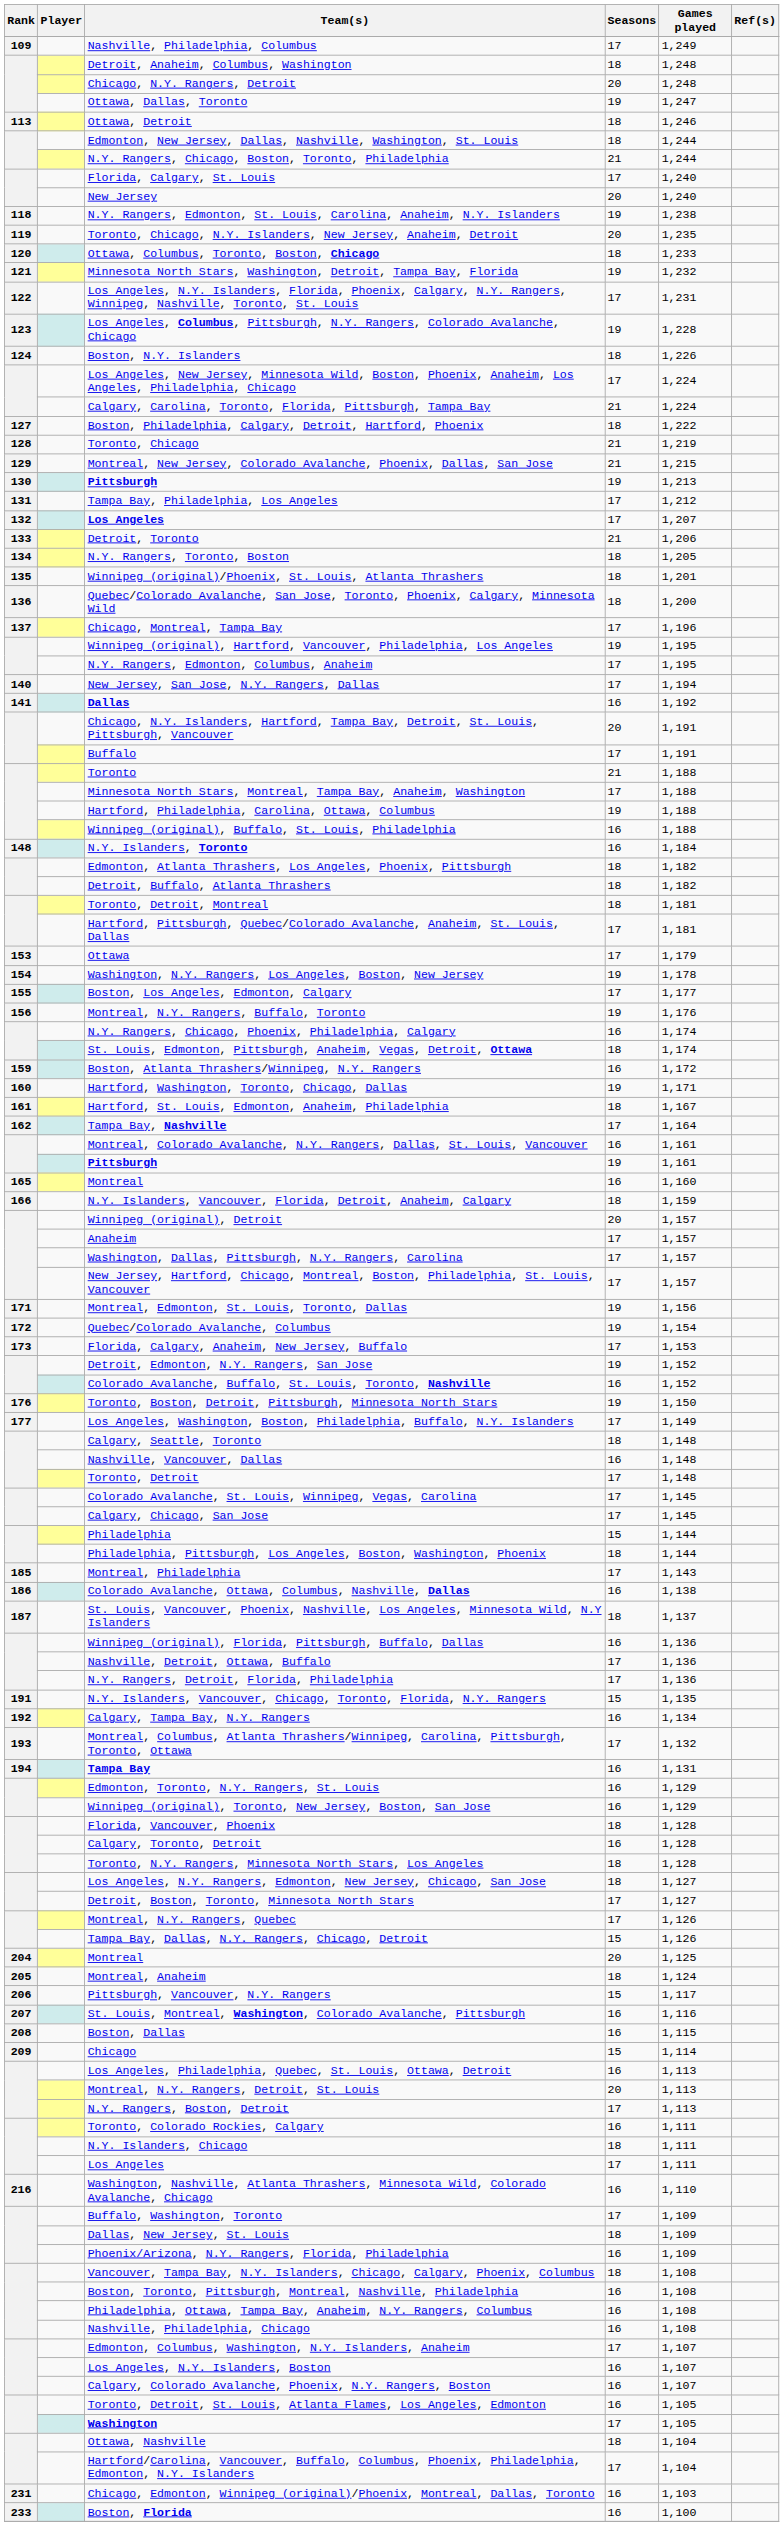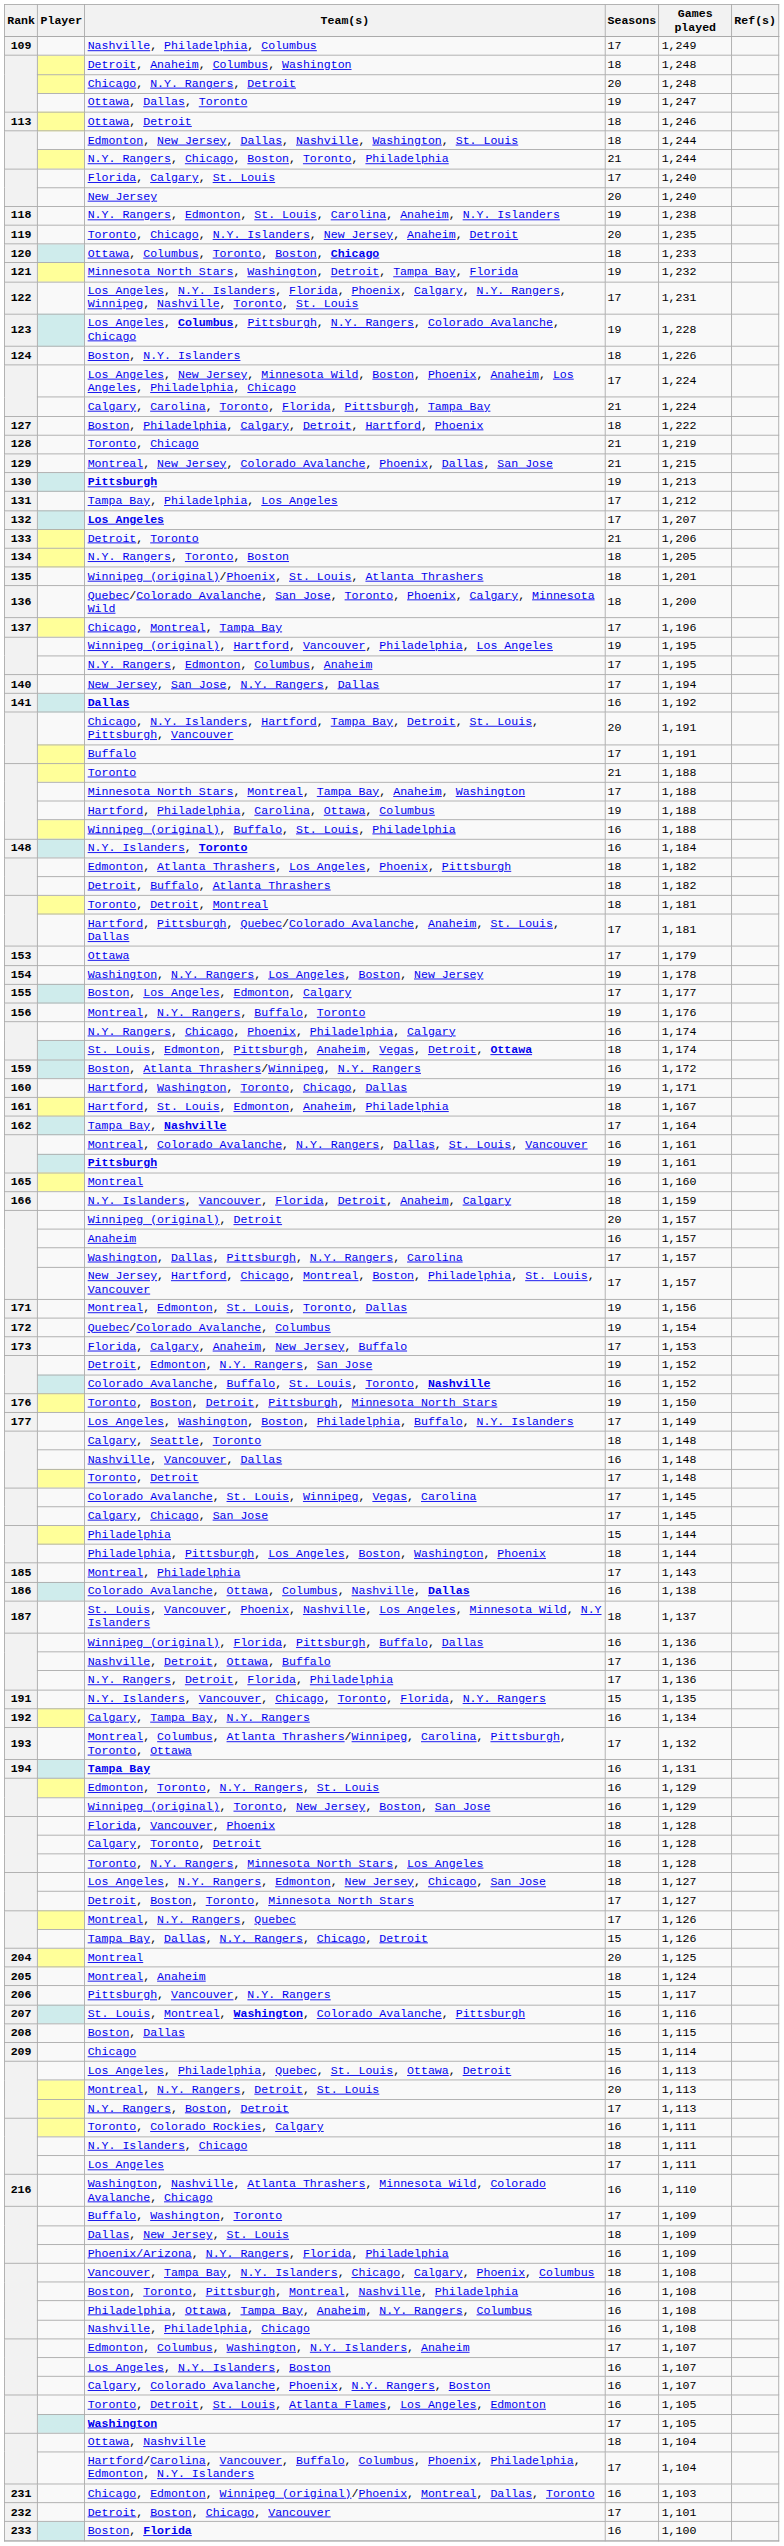(614, 1239) 17 -> (614, 1239) 16
+ row: (21, 2512)
